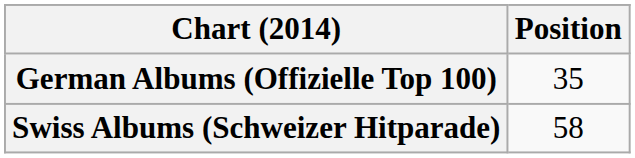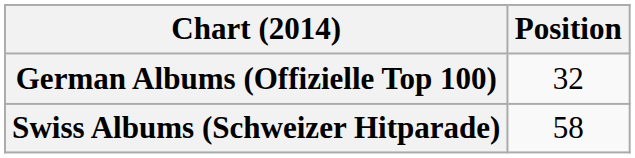(568, 78) 35 -> (568, 78) 32
